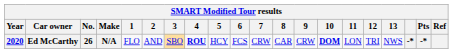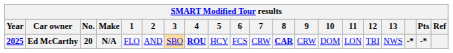(15, 41) 2020 -> (15, 41) 2025
(88, 41) 26 -> (88, 41) 20
(283, 41) normal -> (284, 41) bold
(330, 41) bold -> (330, 41) normal
